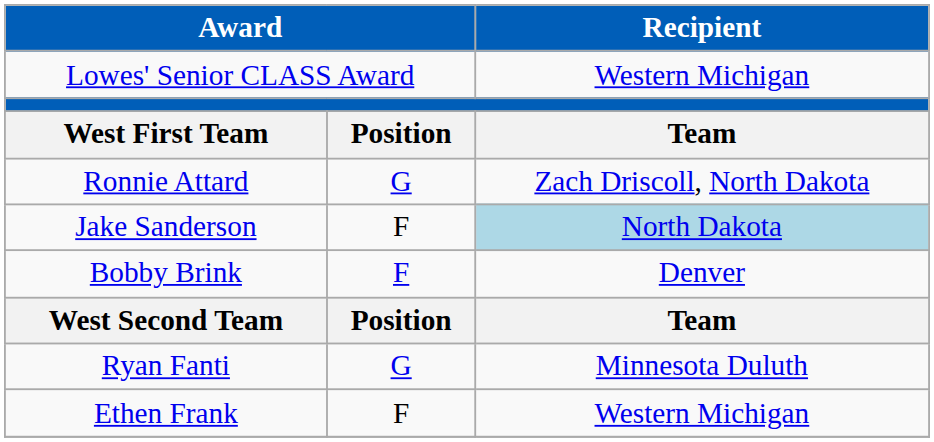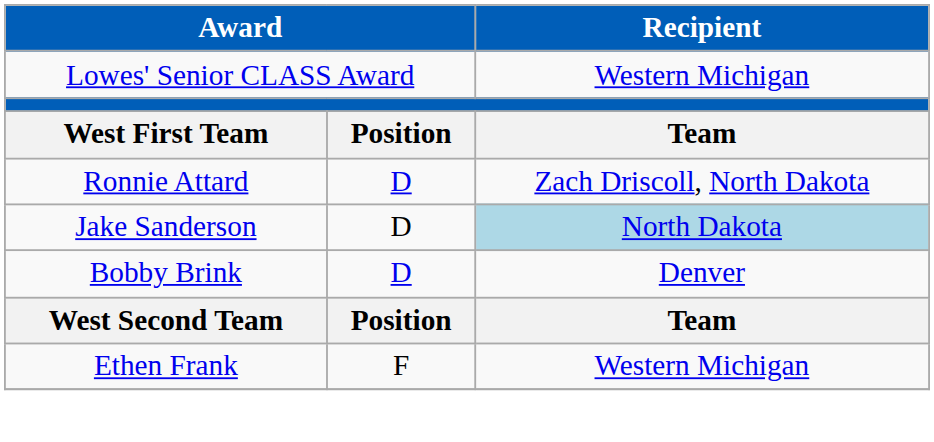(401, 180) G -> (401, 180) D
(401, 226) F -> (401, 226) D
(401, 273) F -> (401, 273) D
- row: (166, 366)
